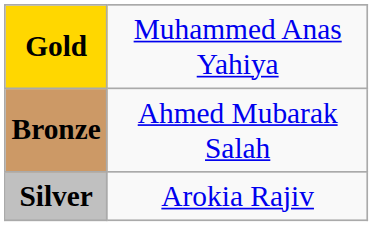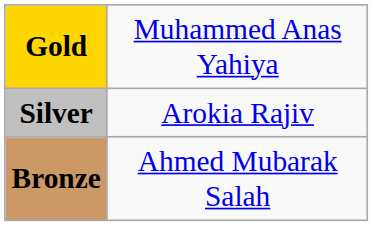rows swapped: (56, 195) <-> (56, 129)
